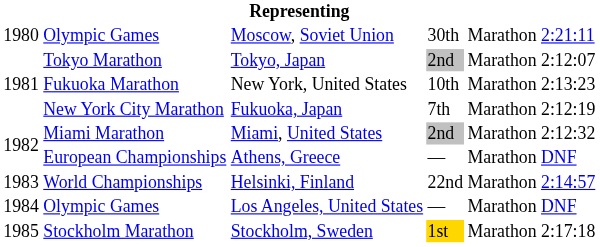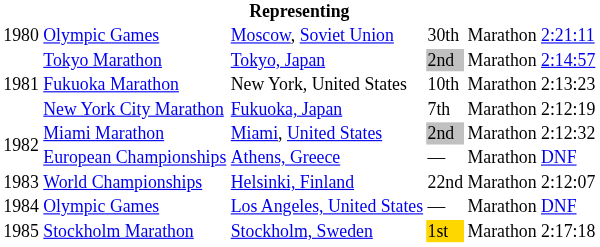(568, 60) 2:12:07 -> (568, 60) 2:14:57
(568, 182) 2:14:57 -> (568, 182) 2:12:07
